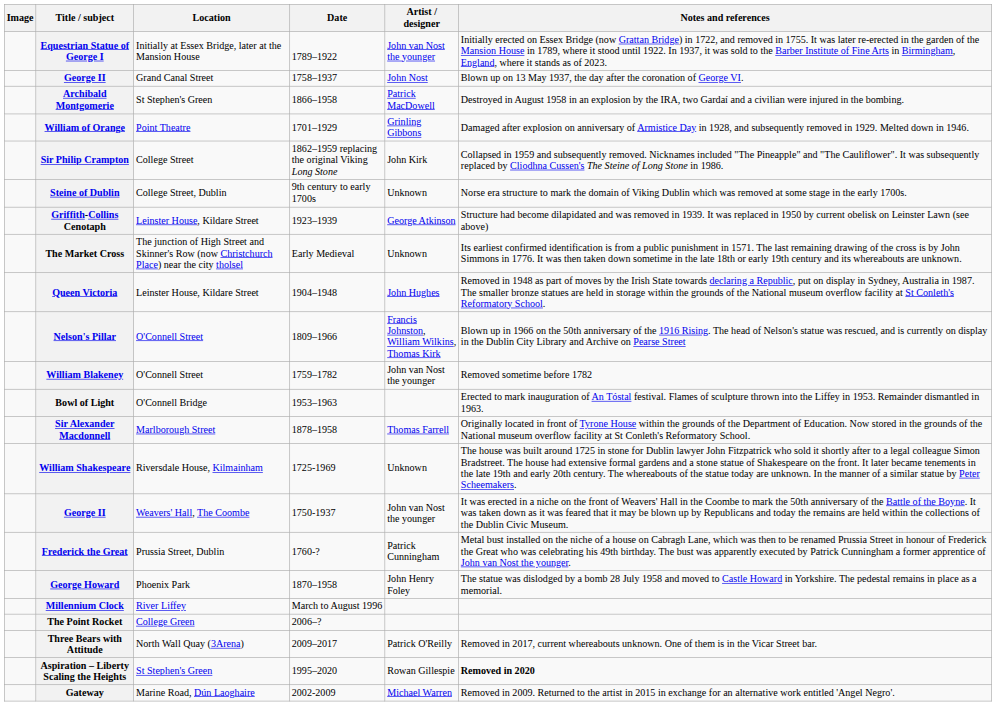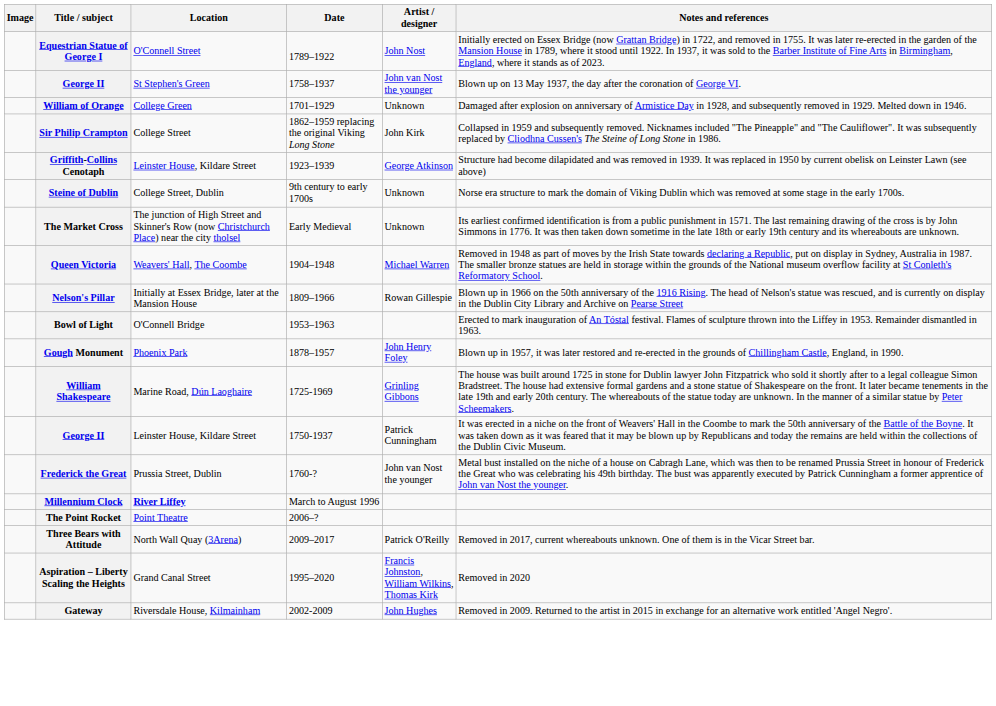(209, 51) Initially at Essex Bridge, later at the Mansion House -> (167, 51) O'Connell Street
(416, 51) John van Nost the younger -> (405, 51) John Nost
(175, 78) Grand Canal Street -> (172, 84) St Stephen's Green
(407, 78) John Nost -> (413, 84) John van Nost the younger
- row: (85, 100)
(163, 127) Point Theatre -> (163, 105) College Green
(404, 127) Grinling Gibbons -> (404, 105) Unknown
rows swapped: (85, 220) <-> (85, 193)
(197, 292) Leinster House, Kildare Street -> (190, 265) Weavers' Hall, The Coombe
(413, 292) John Hughes -> (417, 265) Michael Warren
(170, 336) O'Connell Street -> (206, 298) Initially at Essex Bridge, later at the Mansion House
(422, 336) Francis Johnston, William Wilkins, Thomas Kirk -> (418, 298) Rowan Gillespie
- row: (85, 375)
- row: (85, 430)
+ row: (83, 352)
(199, 468) Riversdale House, Kilmainham -> (193, 391) Marine Road, Dún Laoghaire
(407, 468) Unknown -> (402, 391) Grinling Gibbons
(193, 513) Weavers' Hall, The Coombe -> (195, 435) Leinster House, Kildare Street
(416, 513) John van Nost the younger -> (411, 435) Patrick Cunningham
(413, 551) Patrick Cunningham -> (413, 474) John van Nost the younger
- row: (85, 584)
(161, 606) normal -> (159, 501) bold
(165, 622) College Green -> (161, 517) Point Theatre
(174, 671) St Stephen's Green -> (172, 578) Grand Canal Street
(421, 671) Rowan Gillespie -> (419, 578) Francis Johnston, William Wilkins, Thomas Kirk
(498, 671) bold -> (494, 578) normal
(195, 693) Marine Road, Dún Laoghaire -> (197, 611) Riversdale House, Kilmainham
(420, 693) Michael Warren -> (411, 611) John Hughes
